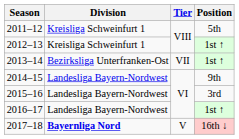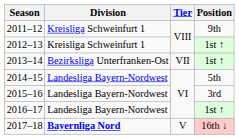(214, 28) 5th -> (214, 28) 9th
(214, 77) 9th -> (214, 77) 5th
